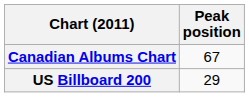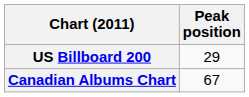rows swapped: (92, 56) <-> (92, 80)
